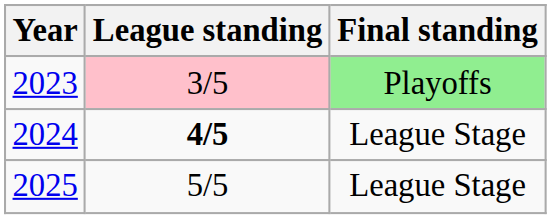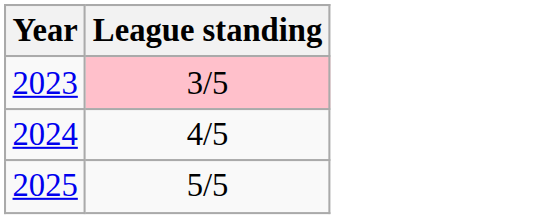- column: (438, 30)
(208, 133) bold -> (208, 133) normal
